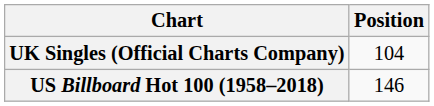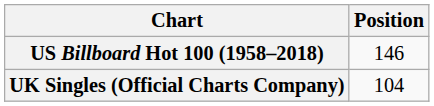rows swapped: (177, 85) <-> (177, 52)
